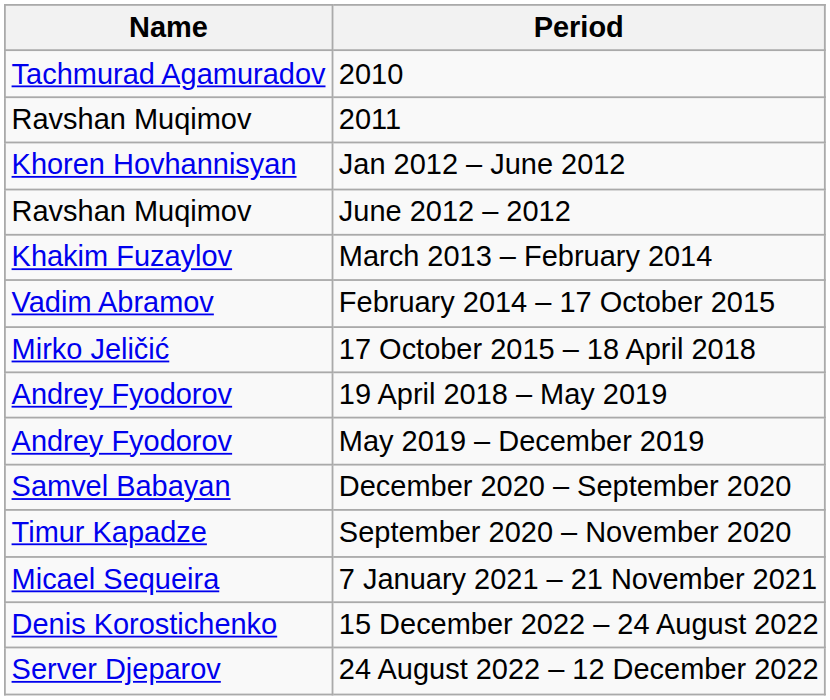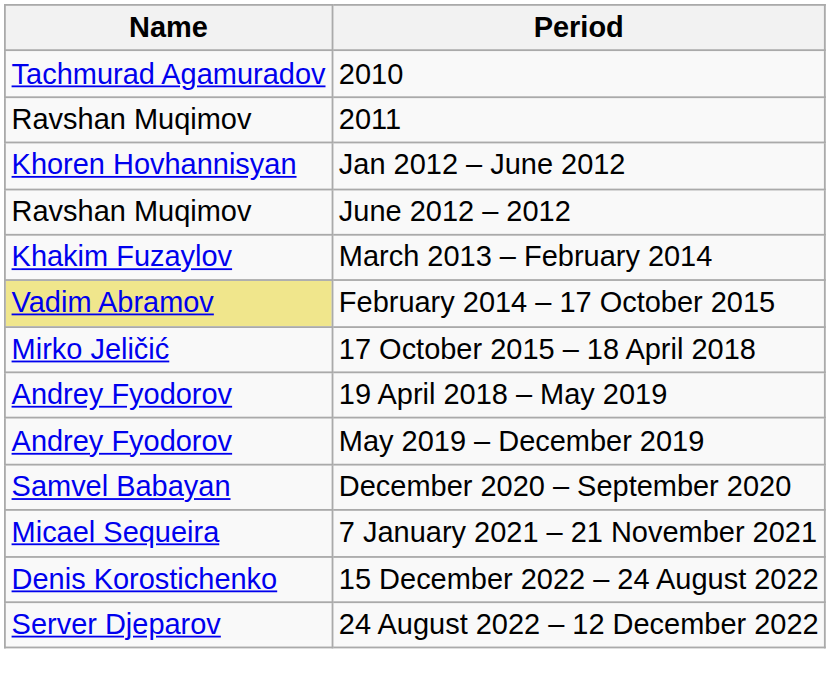(113, 303) no background -> (113, 303) khaki background
- row: (565, 532)
